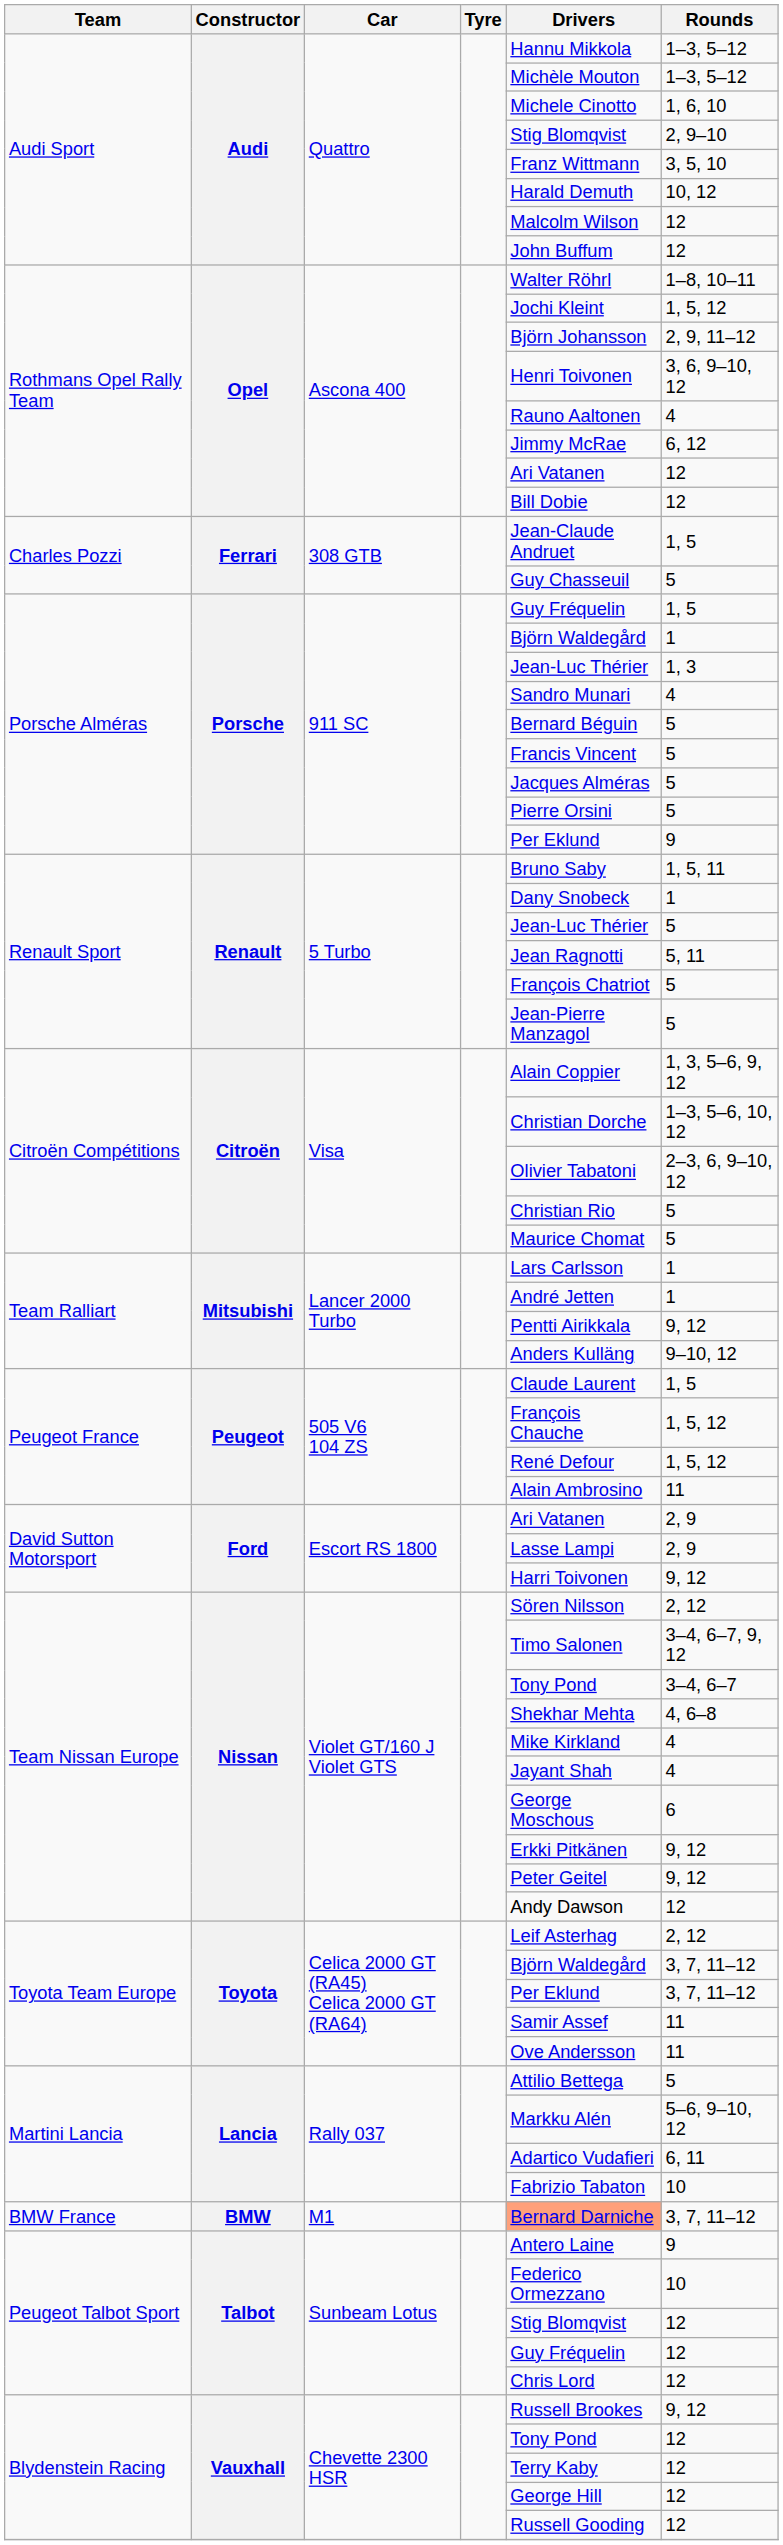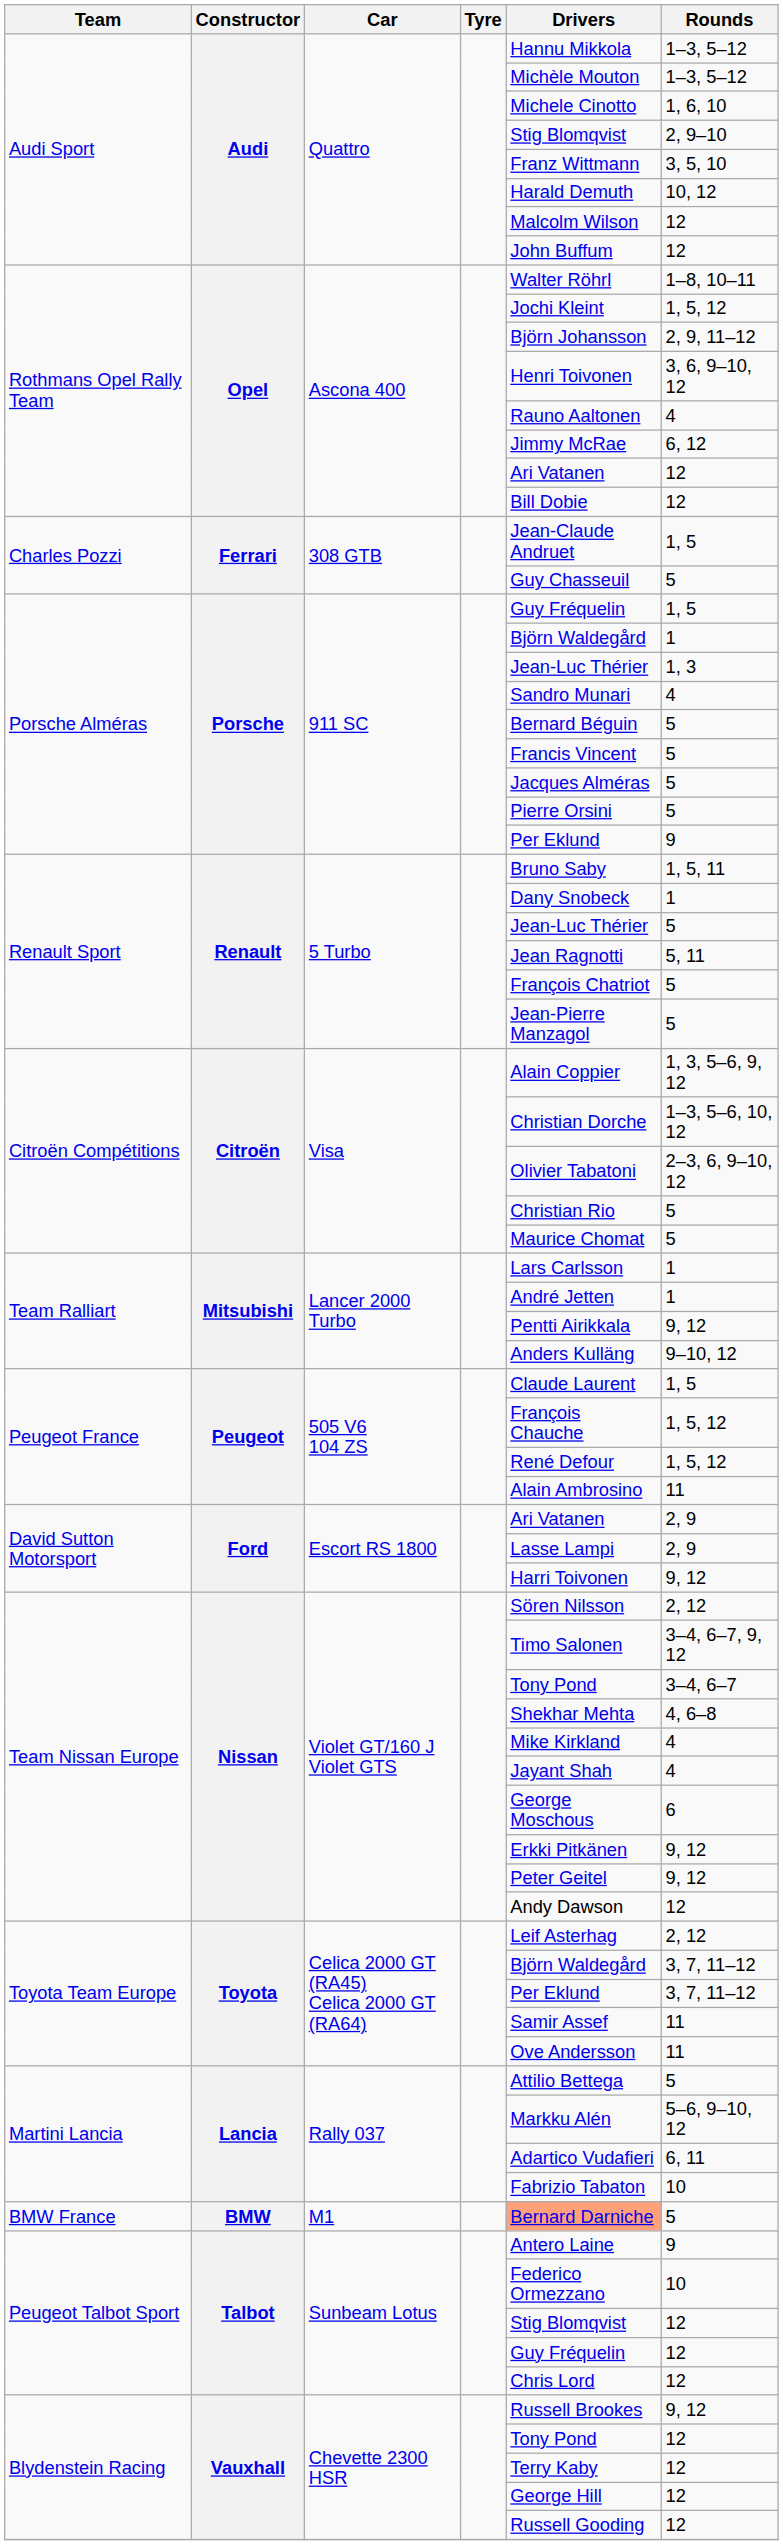(711, 2216) 3, 7, 11–12 -> (671, 2216) 5
